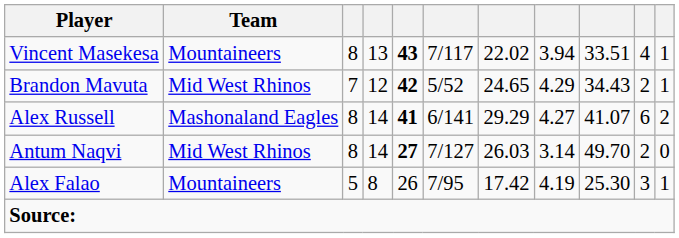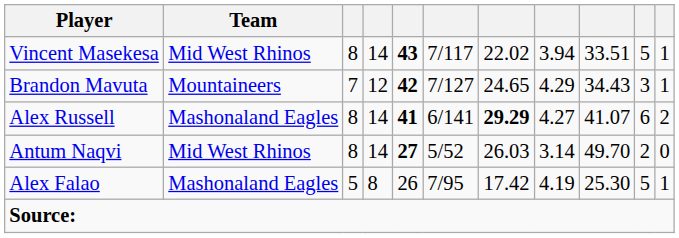(225, 53) Mountaineers -> (240, 53) Mid West Rhinos
(378, 53) 13 -> (378, 53) 14
(645, 53) 4 -> (645, 53) 5
(240, 85) Mid West Rhinos -> (225, 85) Mountaineers
(446, 85) 5/52 -> (451, 85) 7/127
(645, 85) 2 -> (645, 85) 3
(506, 118) normal -> (506, 118) bold
(451, 150) 7/127 -> (446, 150) 5/52
(225, 183) Mountaineers -> (253, 183) Mashonaland Eagles
(645, 183) 3 -> (645, 183) 5
